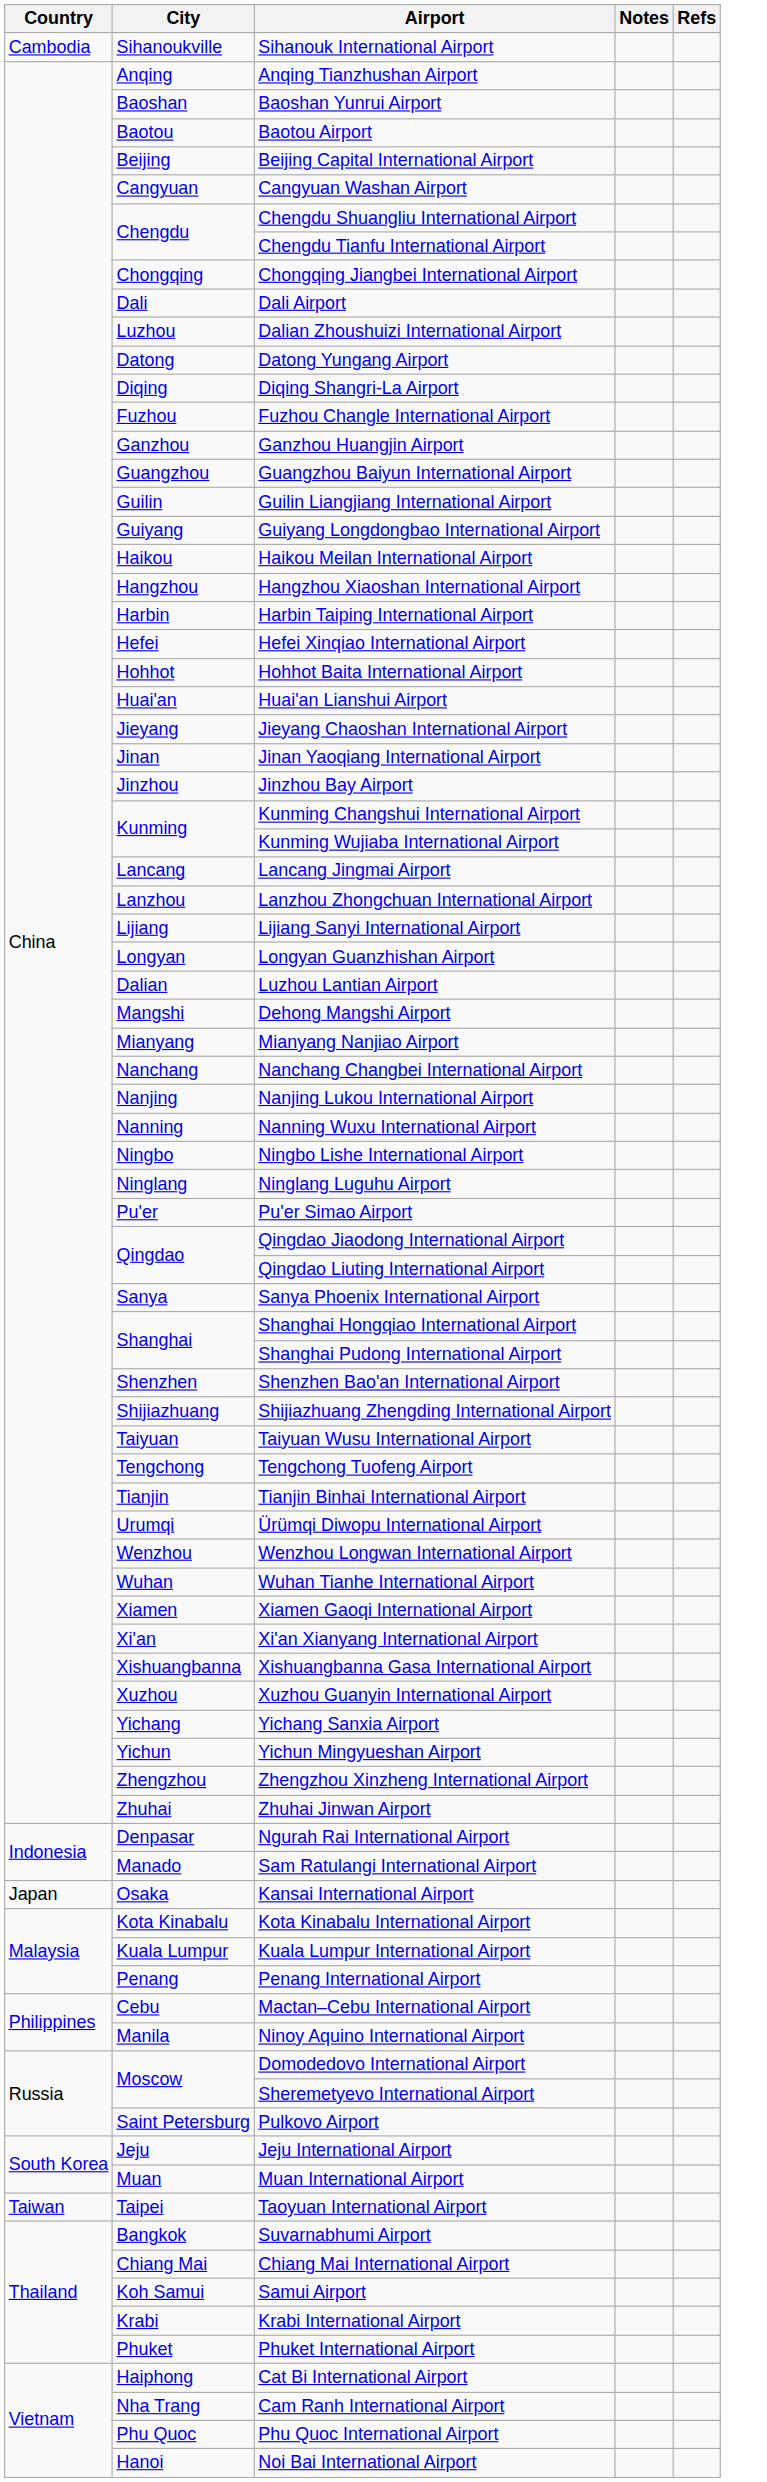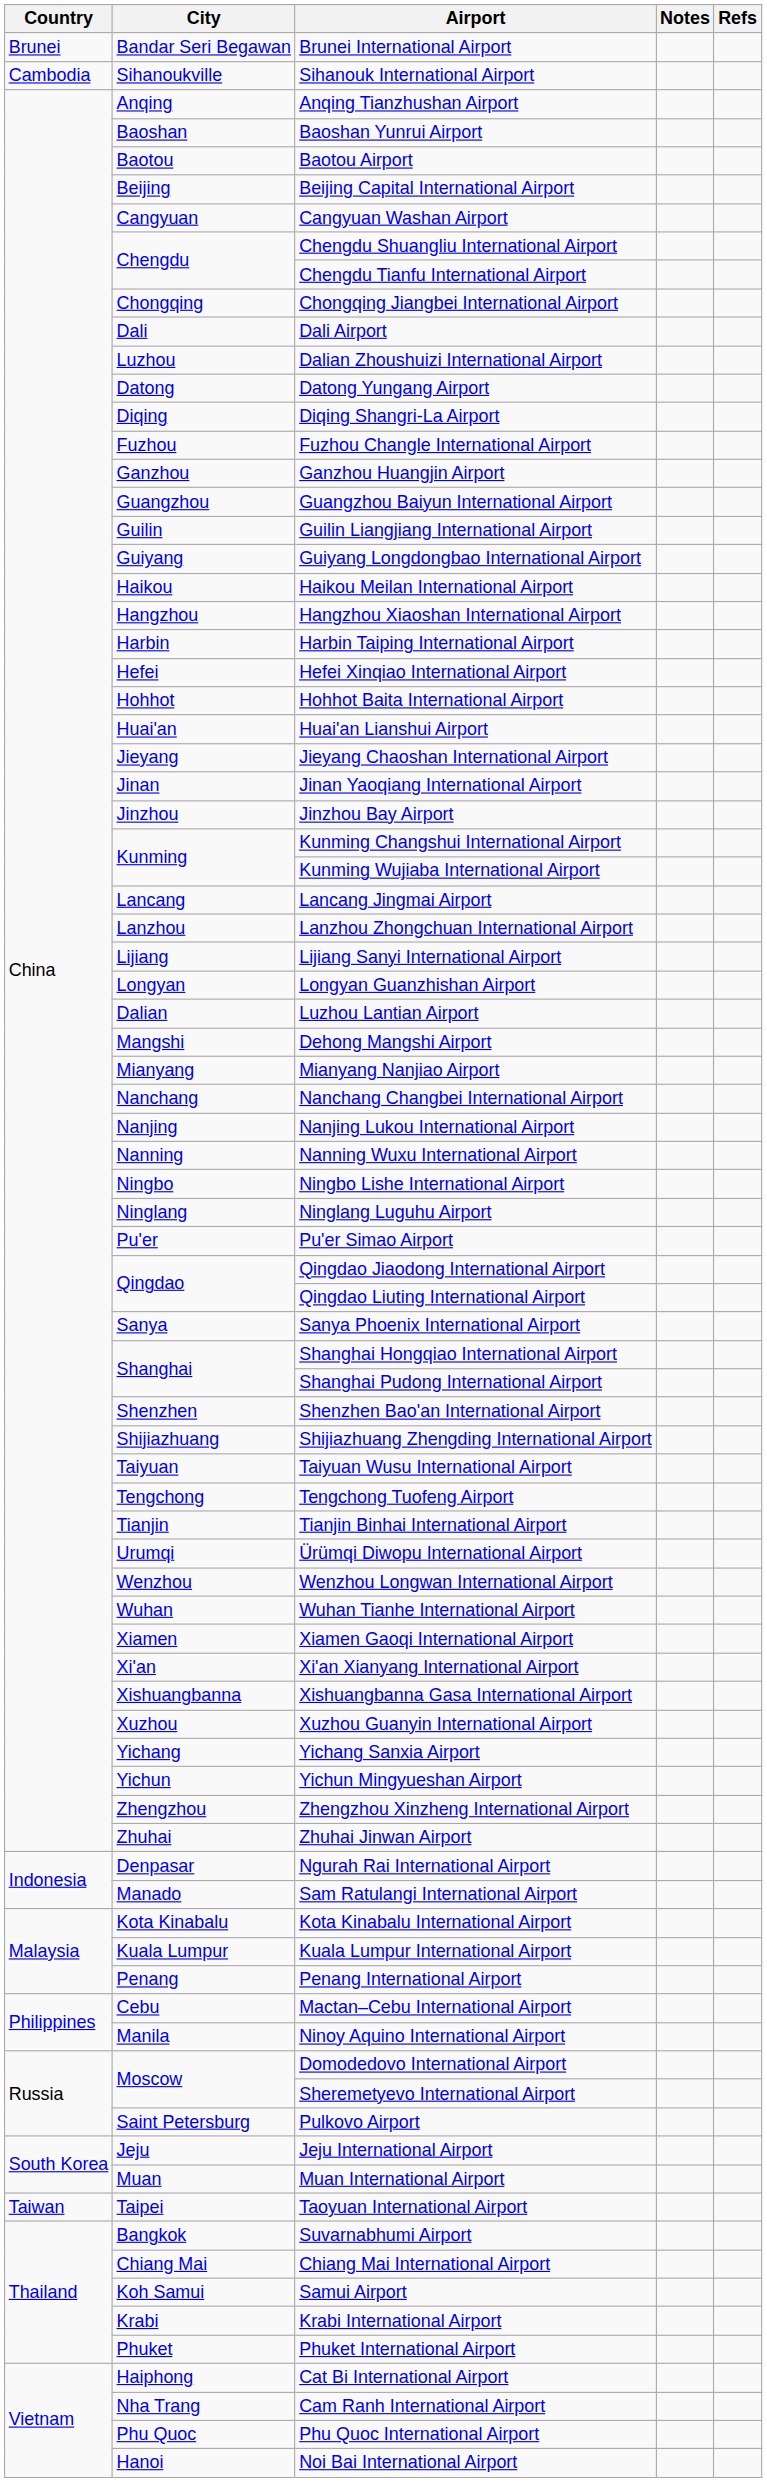+ row: (405, 47)
- row: (366, 1894)
